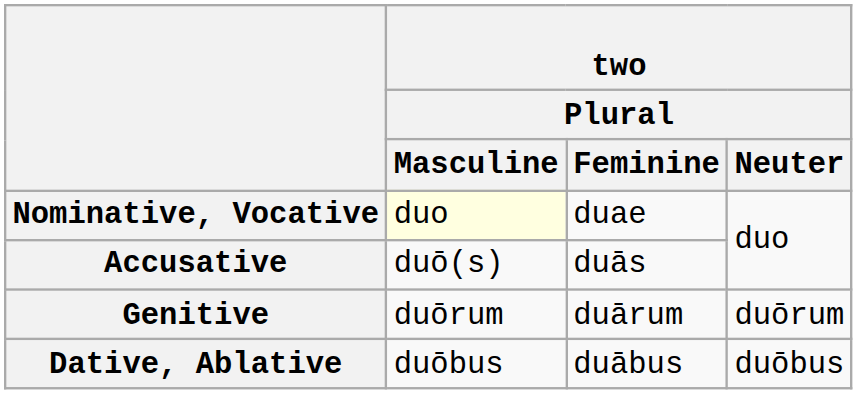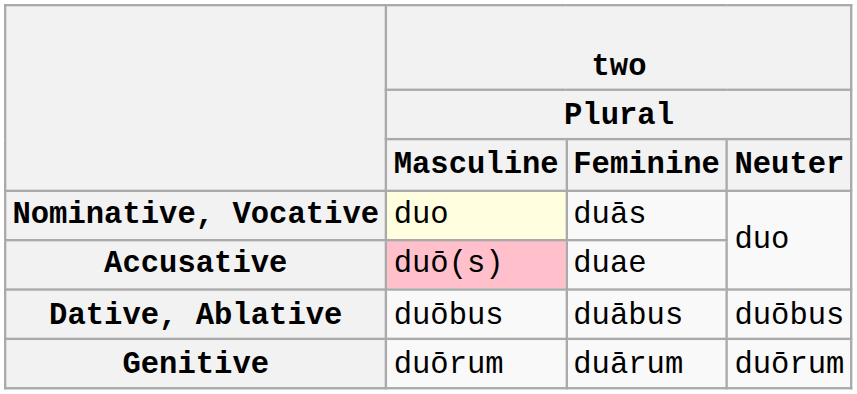(610, 215) duae -> (610, 215) duās
(449, 264) no background -> (449, 264) pink background
(610, 264) duās -> (610, 264) duae
rows swapped: (196, 314) <-> (196, 364)
